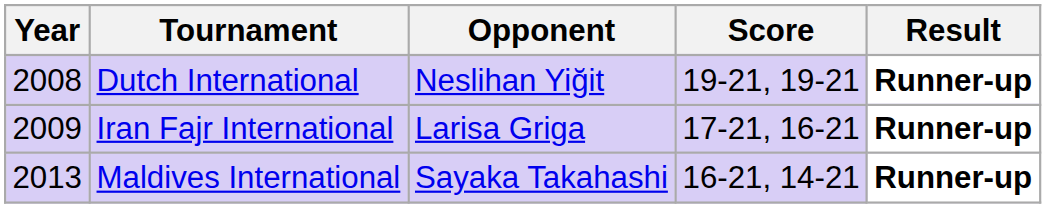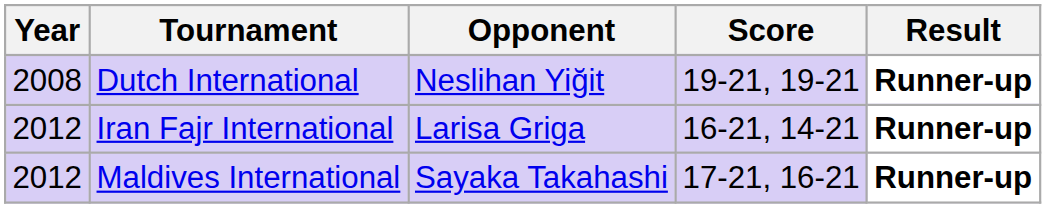(47, 129) 2009 -> (47, 129) 2012
(771, 129) 17-21, 16-21 -> (771, 129) 16-21, 14-21
(47, 178) 2013 -> (47, 178) 2012
(771, 178) 16-21, 14-21 -> (771, 178) 17-21, 16-21
